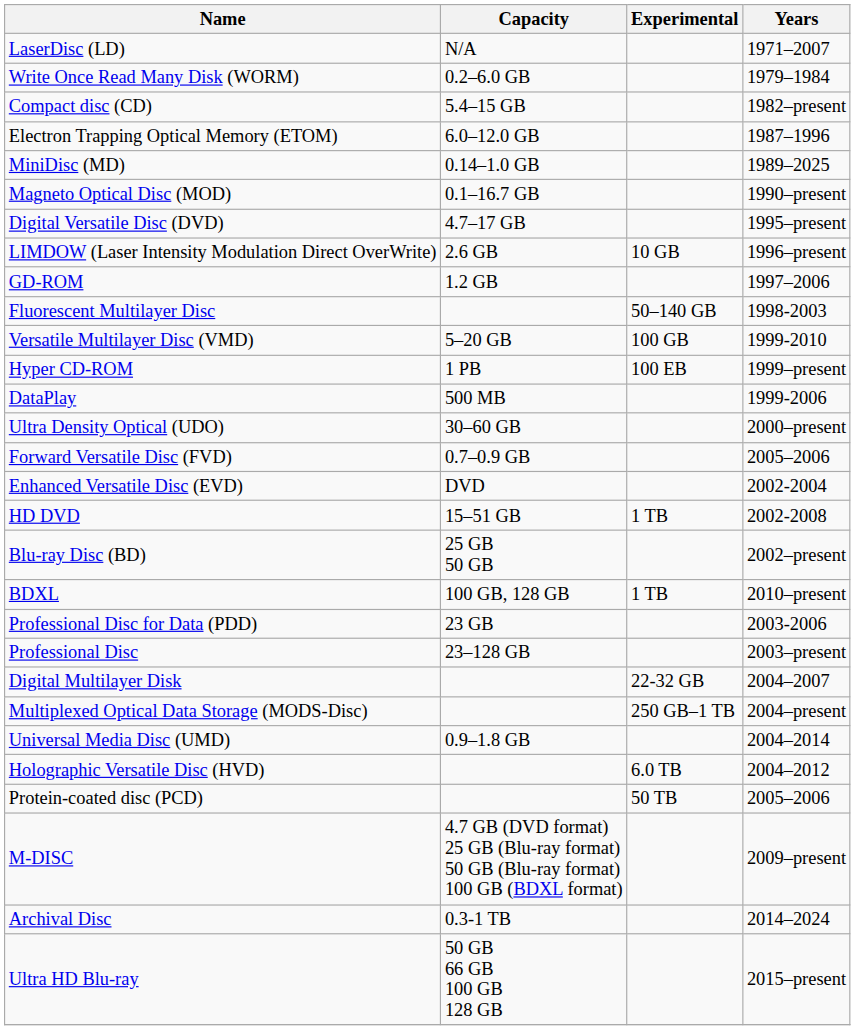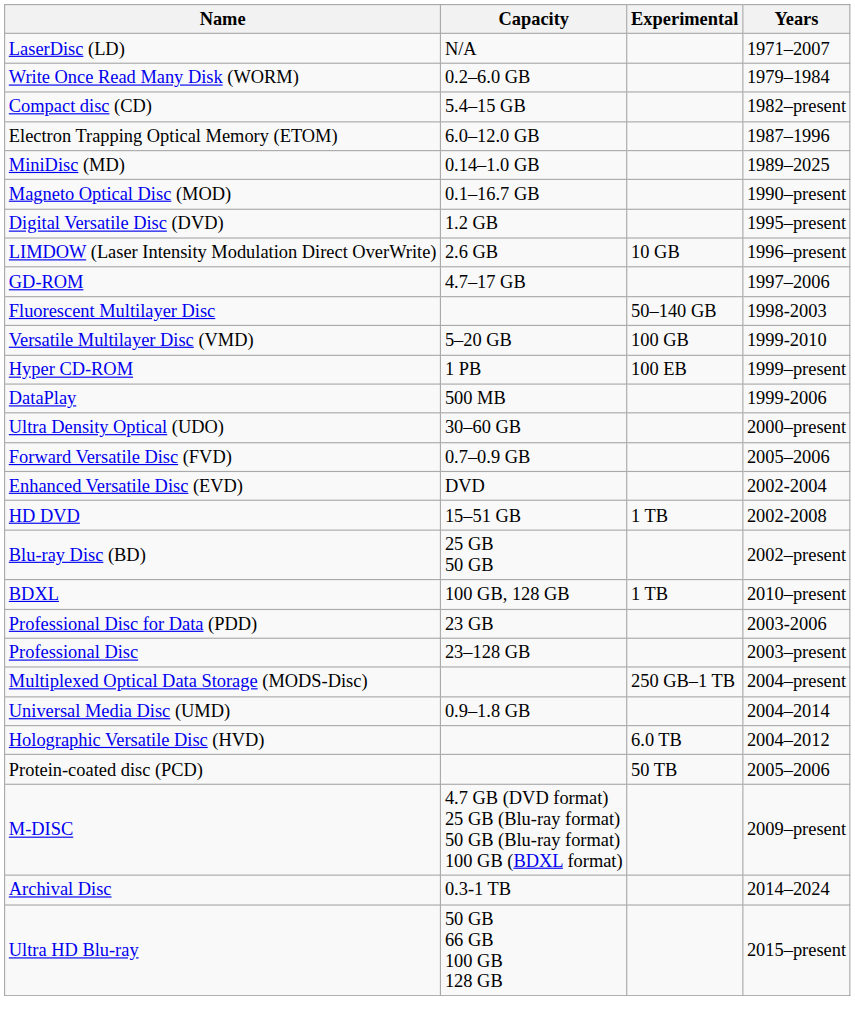(485, 223) 4.7–17 GB -> (472, 223) 1.2 GB
(472, 281) 1.2 GB -> (485, 281) 4.7–17 GB
- row: (95, 681)
